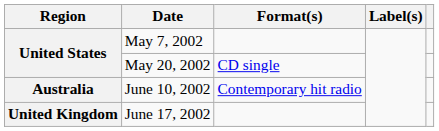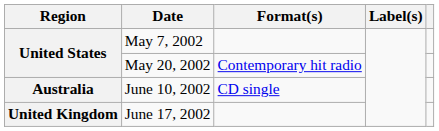(249, 65) CD single -> (290, 65) Contemporary hit radio
(290, 89) Contemporary hit radio -> (249, 89) CD single
